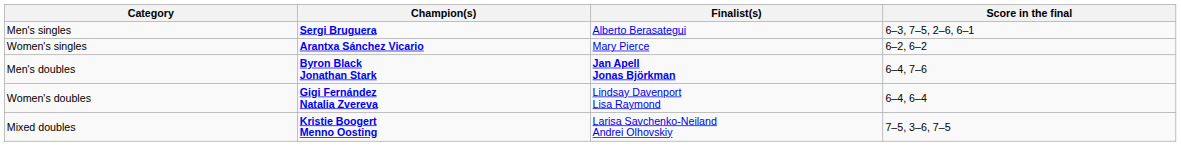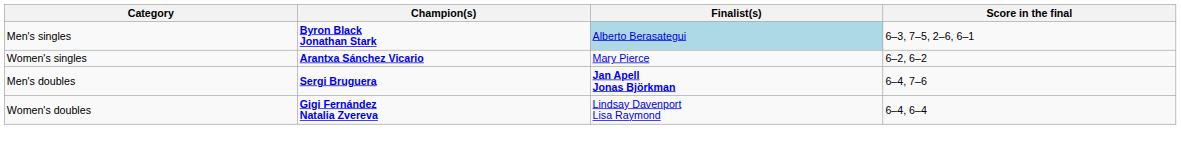(338, 30) Sergi Bruguera -> (338, 36) Byron Black Jonathan Stark
(639, 30) no background -> (639, 36) lightblue background
(338, 70) Byron Black Jonathan Stark -> (338, 81) Sergi Bruguera
- row: (41, 127)
